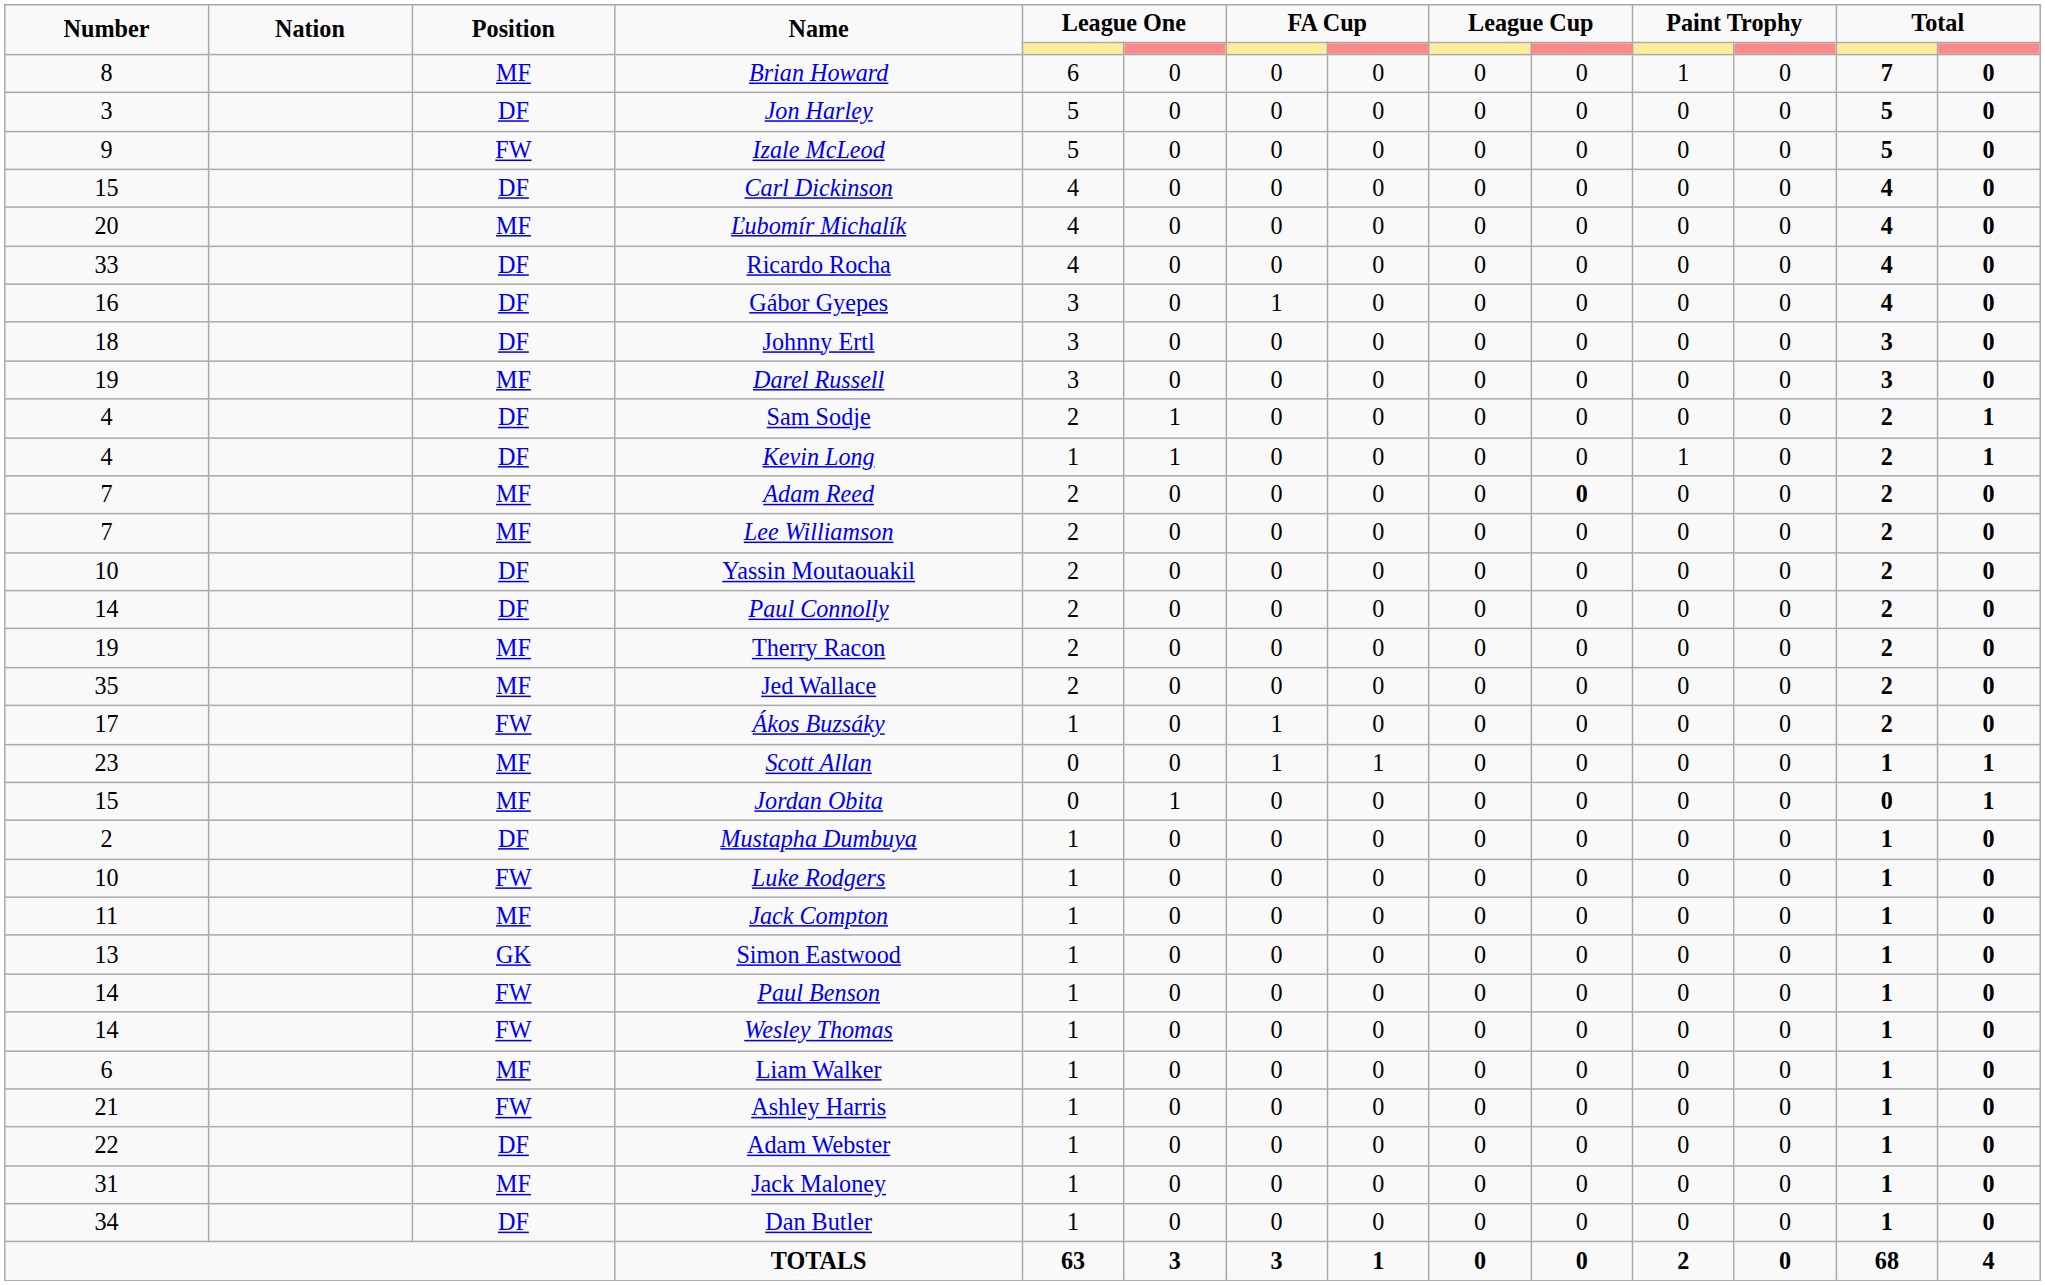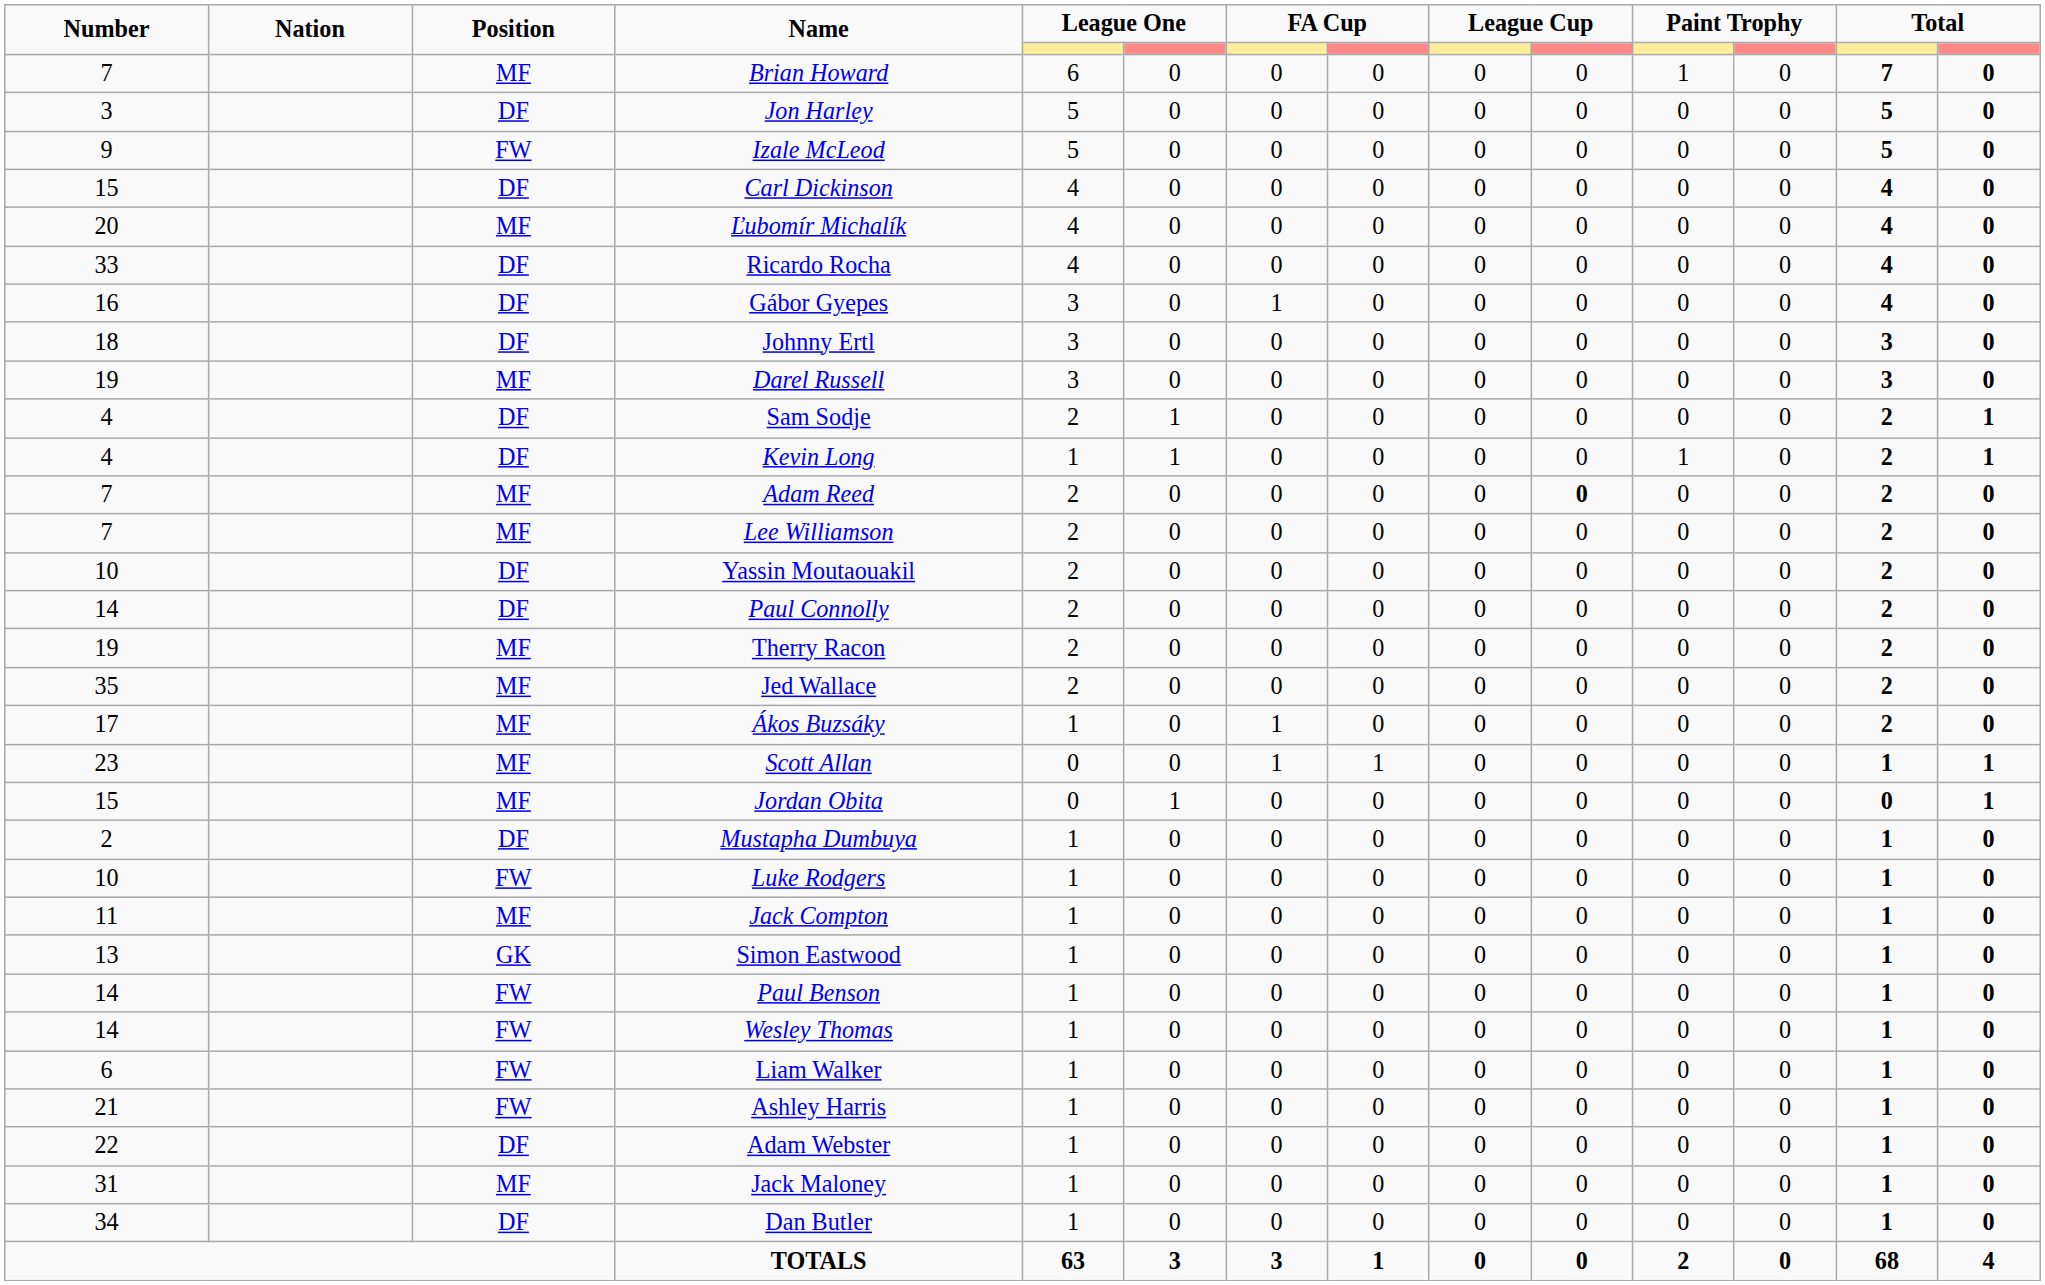(106, 73) 8 -> (106, 73) 7
(513, 724) FW -> (513, 724) MF
(513, 1069) MF -> (513, 1069) FW
